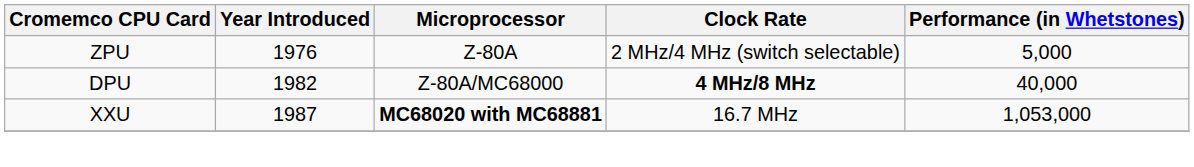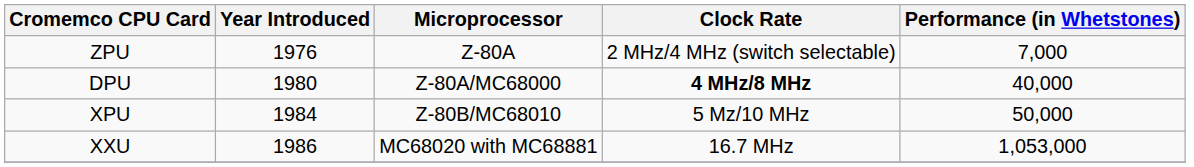(1047, 51) 5,000 -> (1042, 51) 7,000
(295, 83) 1982 -> (295, 83) 1980
+ row: (110, 114)
(295, 114) 1987 -> (295, 146) 1986
(491, 114) bold -> (488, 146) normal
